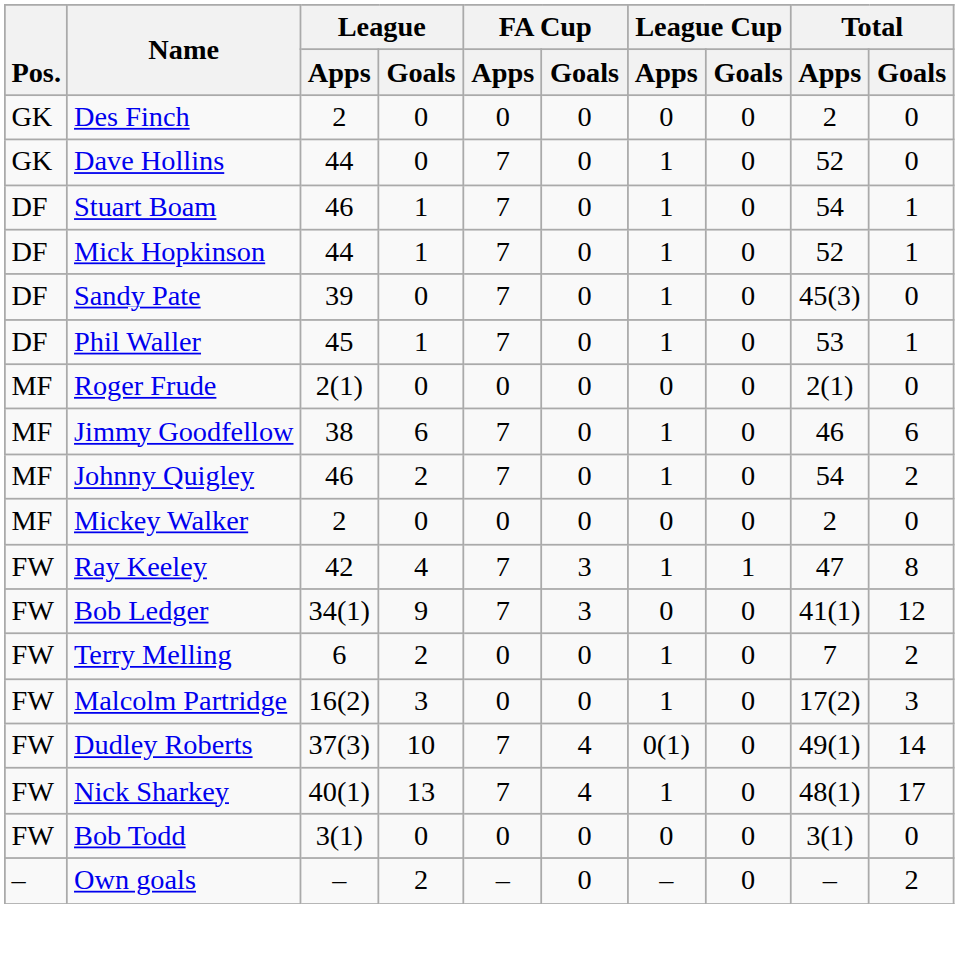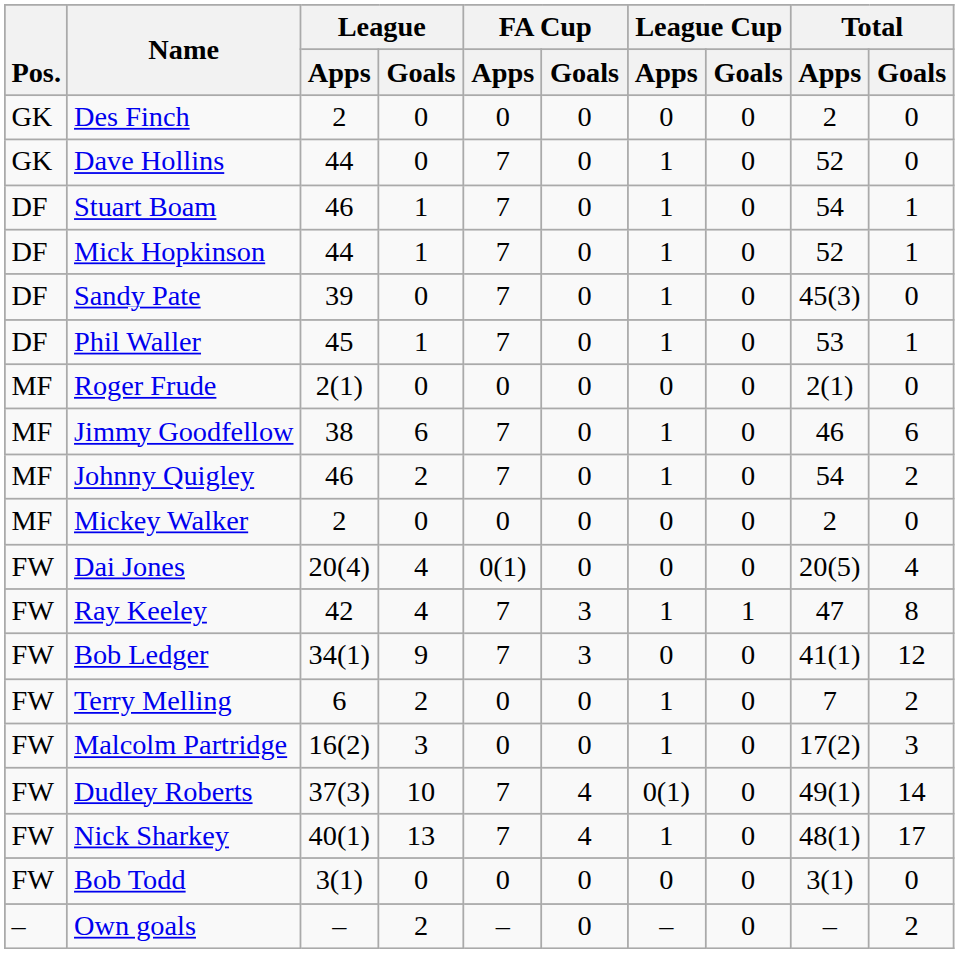+ row: (129, 565)
